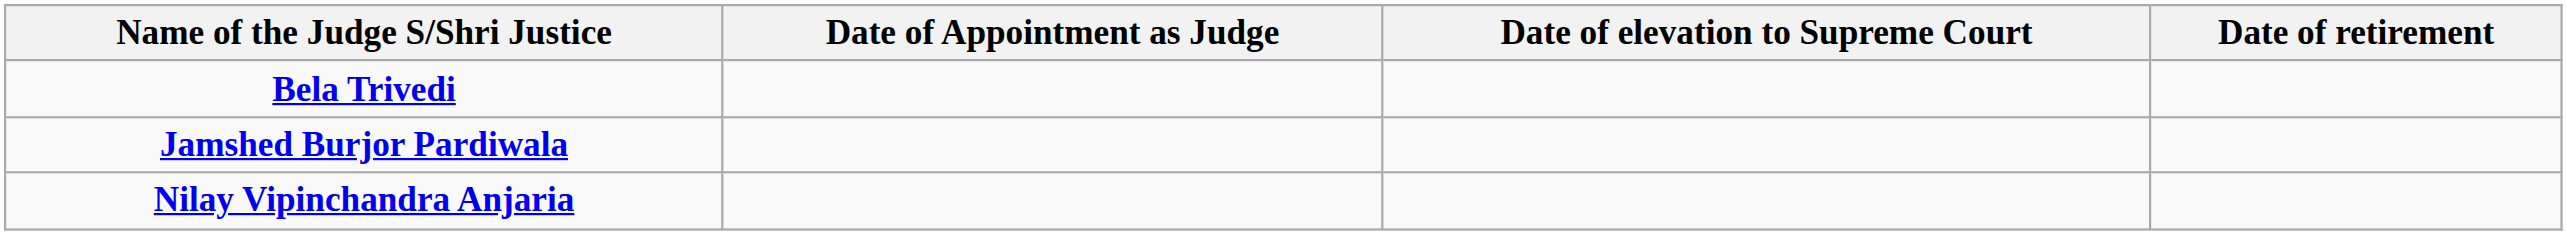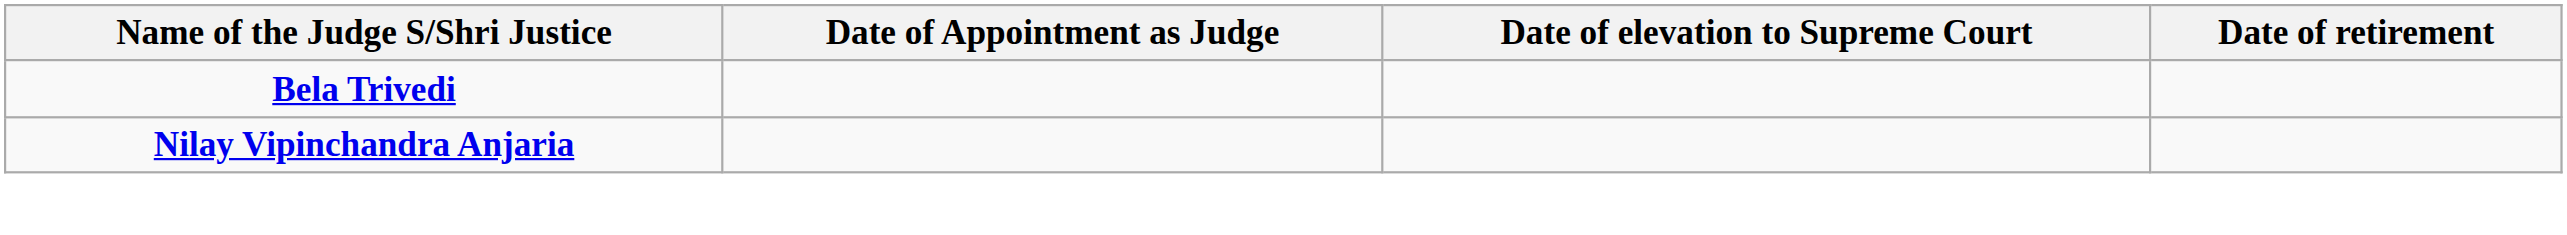- row: (364, 144)
